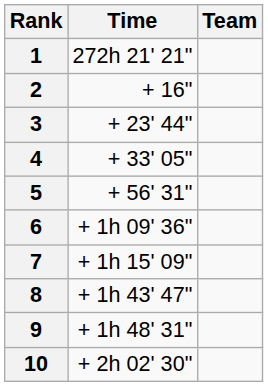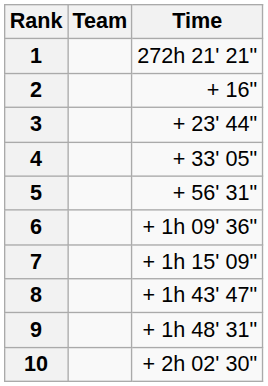columns swapped: (230, 21) <-> (132, 21)
